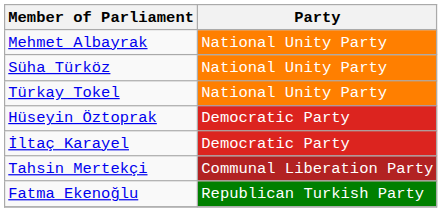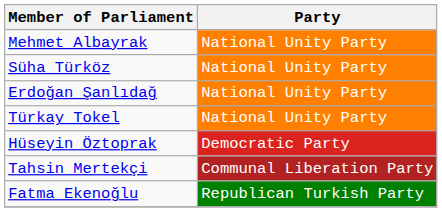+ row: (83, 93)
- row: (69, 143)
